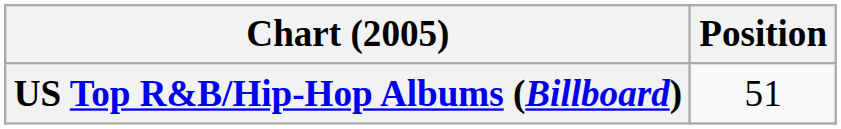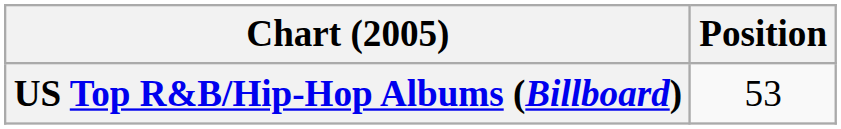(763, 92) 51 -> (763, 92) 53
